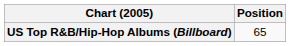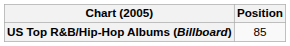(260, 32) 65 -> (260, 32) 85
